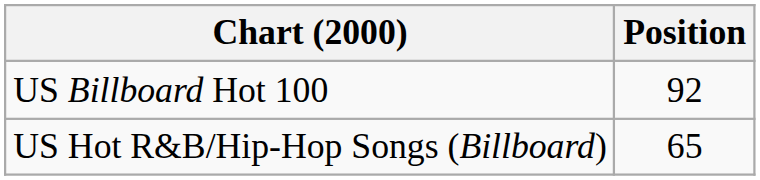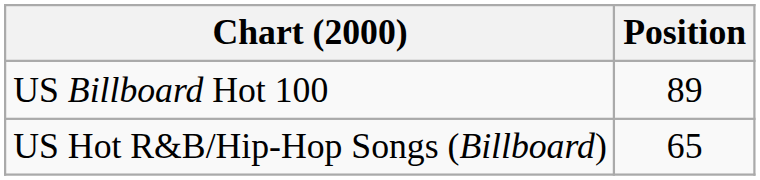(685, 89) 92 -> (685, 89) 89
